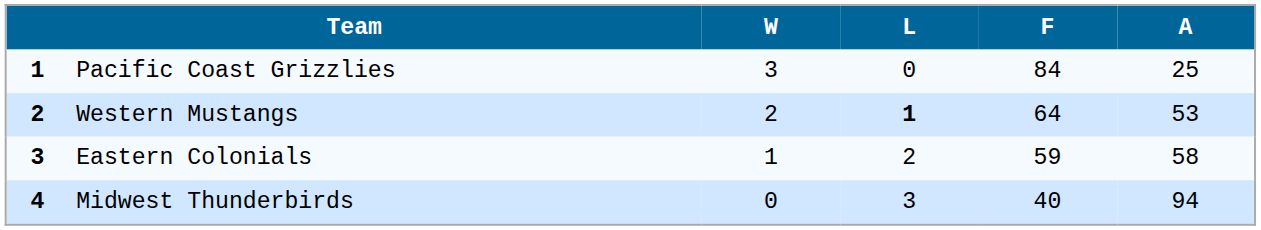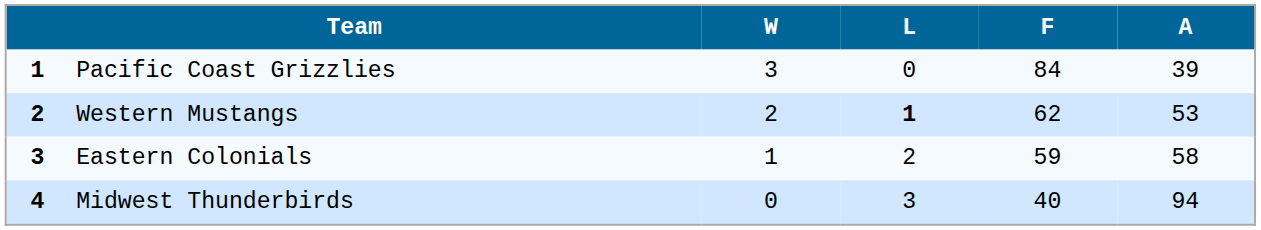(1185, 71) 25 -> (1185, 71) 39
(1047, 115) 64 -> (1047, 115) 62
